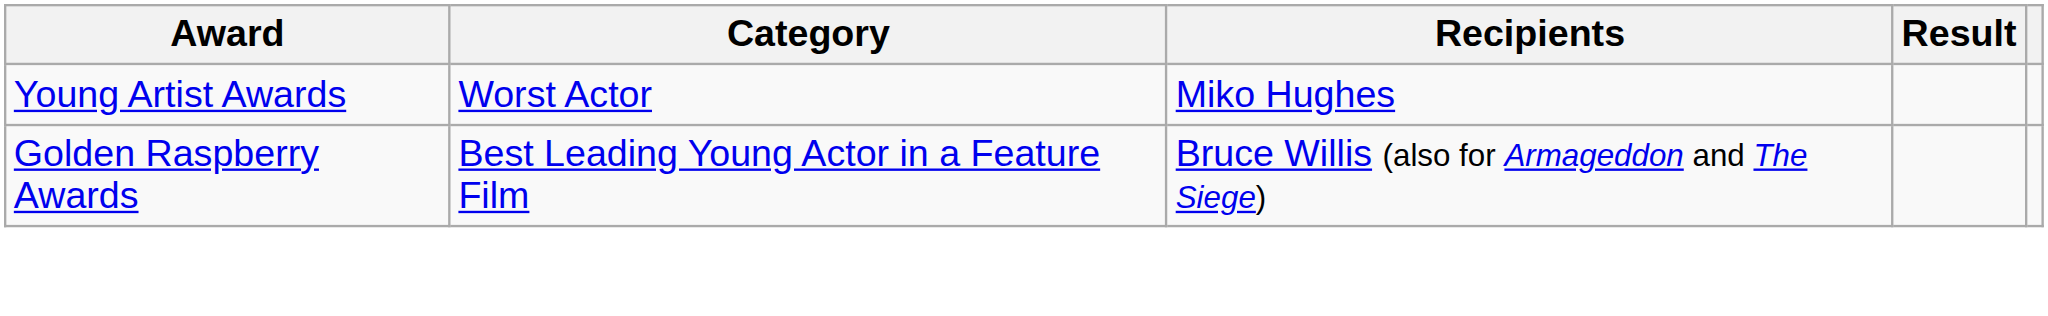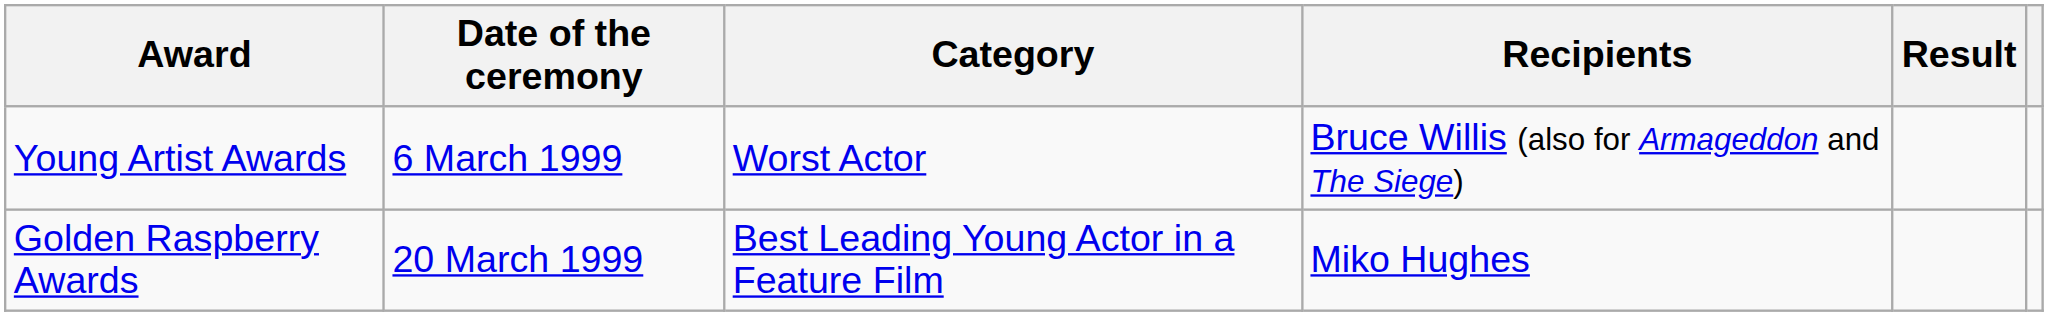+ column: (554, 55)
(1285, 93) Miko Hughes -> (1595, 157) Bruce Willis (also for Armageddon and The Siege)
(1492, 174) Bruce Willis (also for Armageddon and The Siege) -> (1420, 259) Miko Hughes
